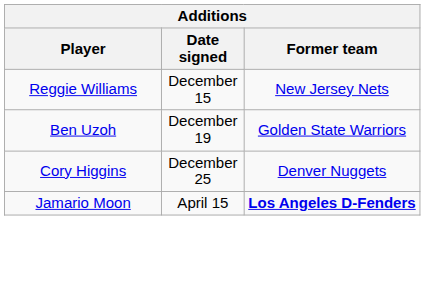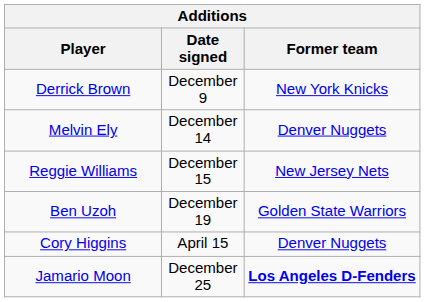+ row: (83, 89)
+ row: (83, 130)
(203, 171) December 25 -> (203, 244) April 15
(203, 203) April 15 -> (203, 276) December 25
